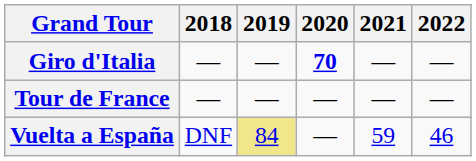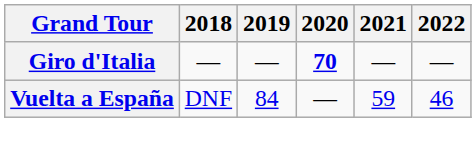- row: (92, 98)
(267, 135) khaki background -> (267, 98) no background
